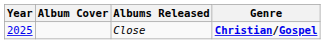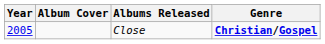(20, 30) 2025 -> (20, 30) 2005
